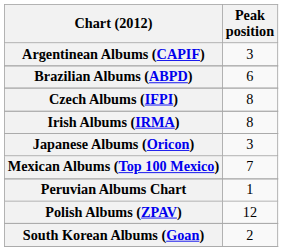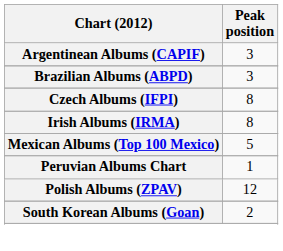(250, 76) 6 -> (250, 76) 3
- row: (113, 144)
(250, 167) 7 -> (250, 144) 5
